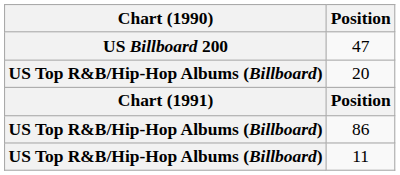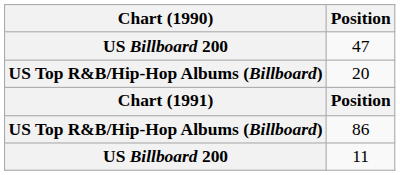(166, 156) US Top R&B/Hip-Hop Albums (Billboard) -> (166, 156) US Billboard 200
